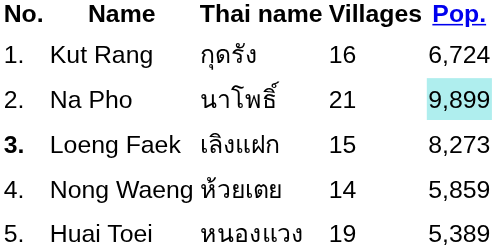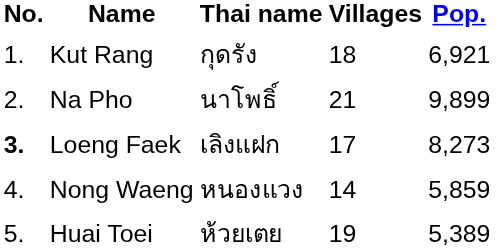(343, 53) 16 -> (343, 53) 18
(459, 53) 6,724 -> (459, 53) 6,921
(459, 98) paleturquoise background -> (459, 98) no background
(343, 143) 15 -> (343, 143) 17
(241, 189) ห้วยเตย -> (252, 189) หนองแวง
(252, 234) หนองแวง -> (241, 234) ห้วยเตย
